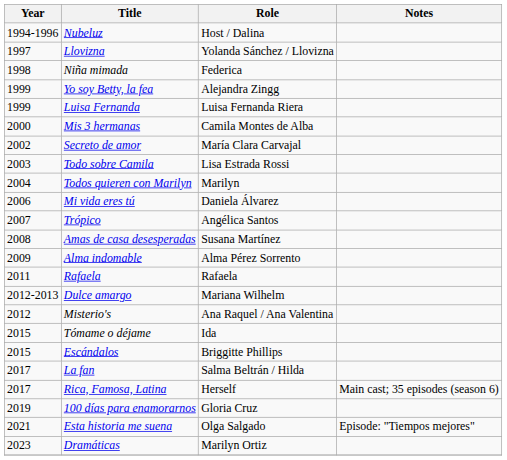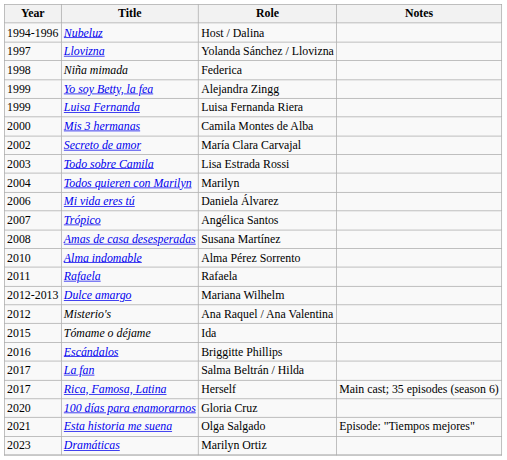(19, 257) 2009 -> (19, 257) 2010
(19, 351) 2015 -> (19, 351) 2016
(19, 408) 2019 -> (19, 408) 2020
